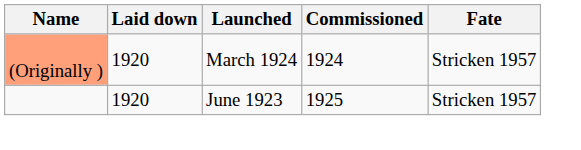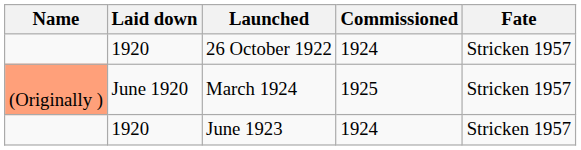+ row: (269, 49)
(130, 59) 1920 -> (150, 89) June 1920
(324, 59) 1924 -> (359, 89) 1925
(324, 99) 1925 -> (359, 129) 1924
